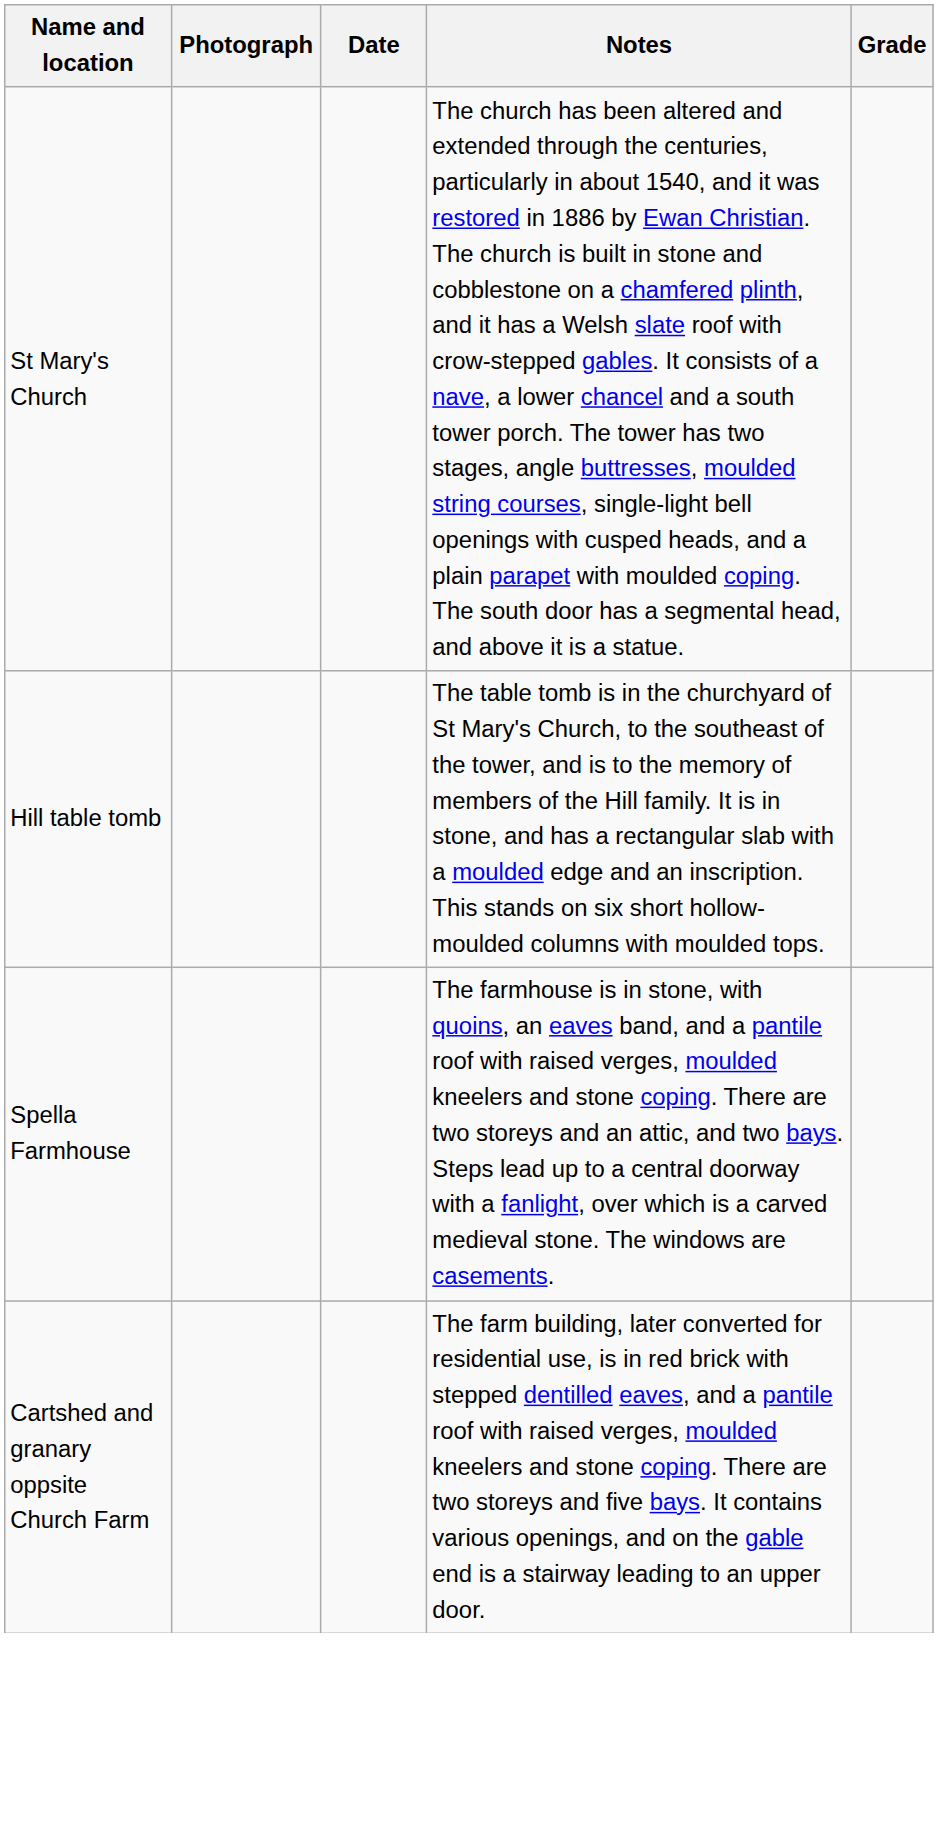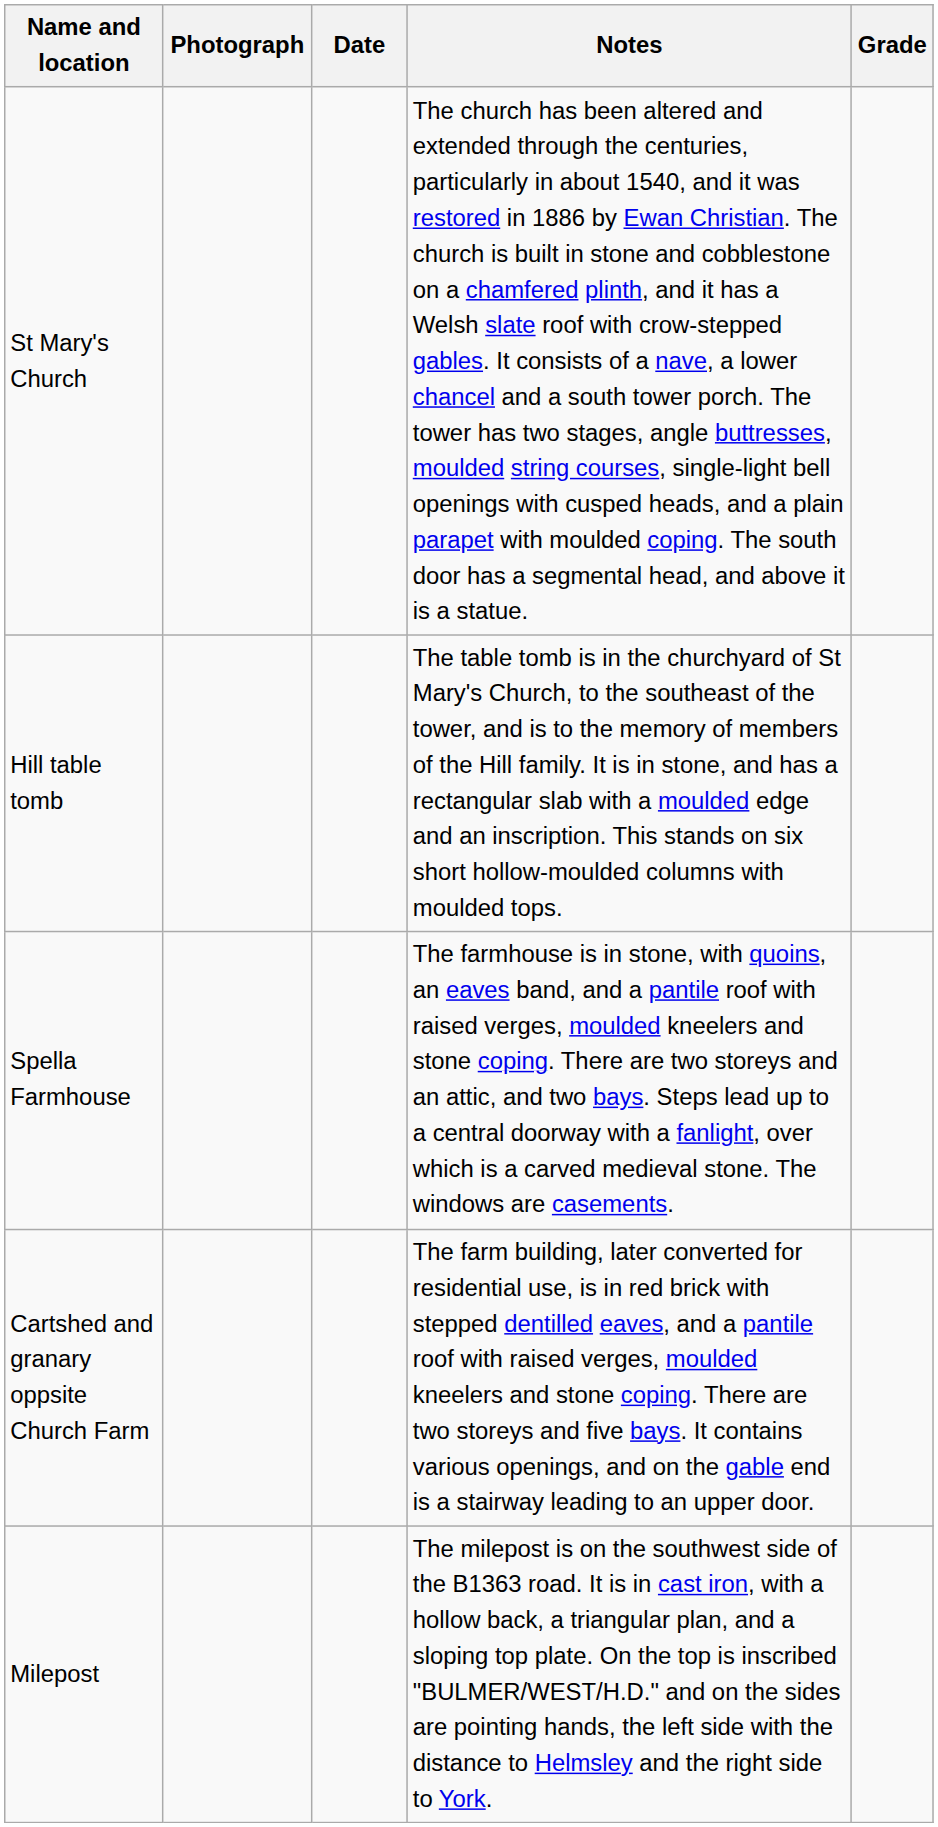+ row: (55, 1674)
